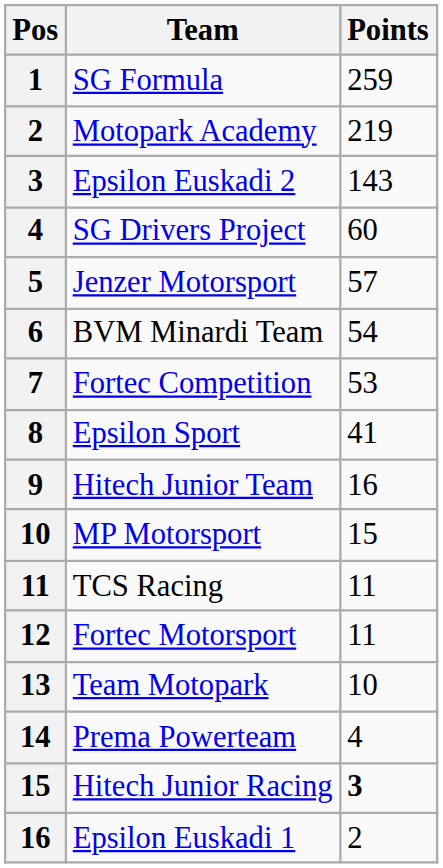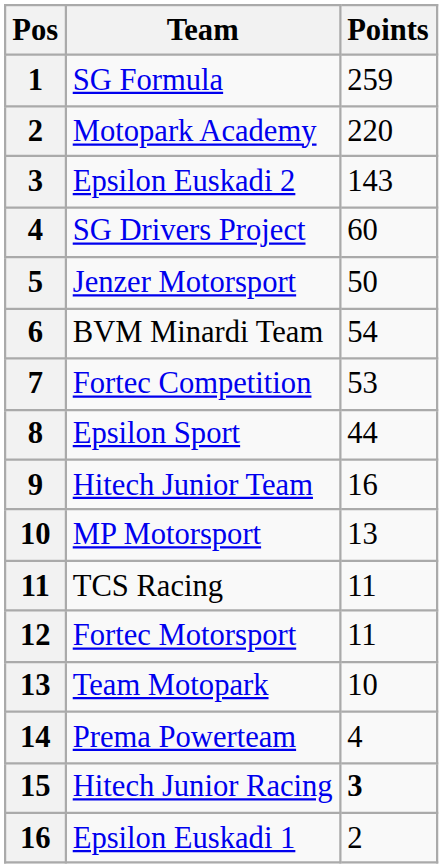(370, 130) 219 -> (370, 130) 220
(362, 281) 57 -> (362, 281) 50
(362, 433) 41 -> (362, 433) 44
(362, 534) 15 -> (362, 534) 13
